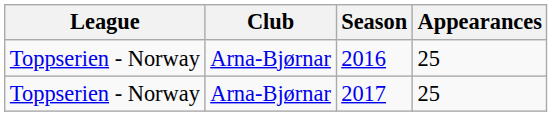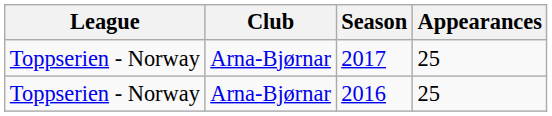rows swapped: (364, 57) <-> (364, 93)
